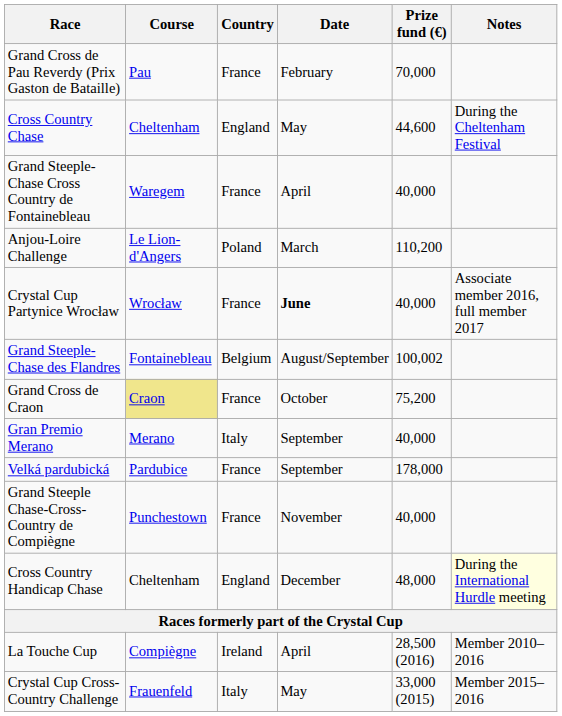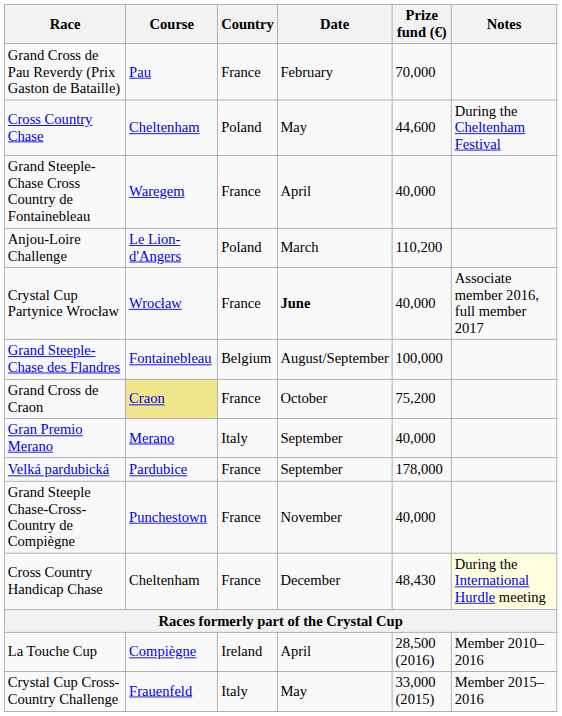(245, 127) England -> (241, 127) Poland
(419, 359) 100,002 -> (419, 359) 100,000
(245, 581) England -> (241, 581) France
(416, 581) 48,000 -> (416, 581) 48,430
